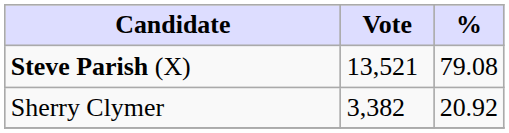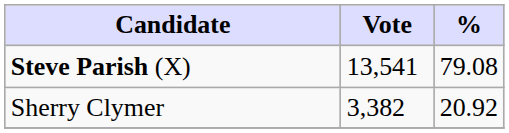(382, 66) 13,521 -> (382, 66) 13,541
